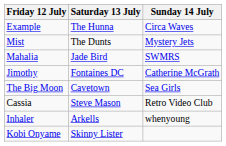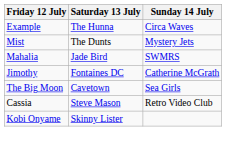- row: (20, 118)
